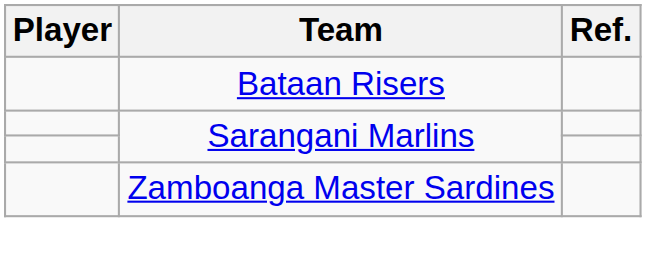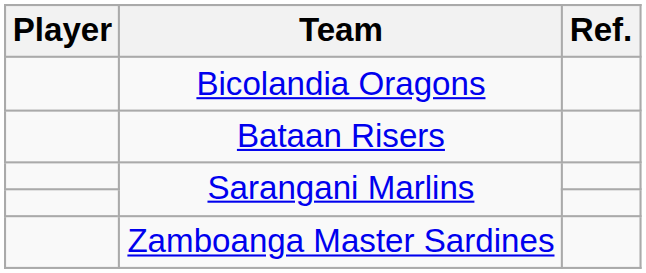+ row: (62, 84)
